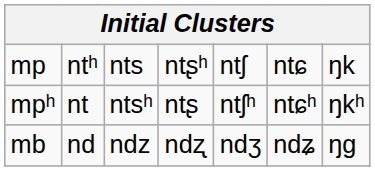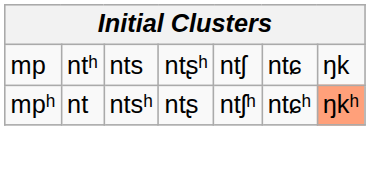(346, 104) no background -> (341, 104) lightsalmon background
- row: (28, 144)
